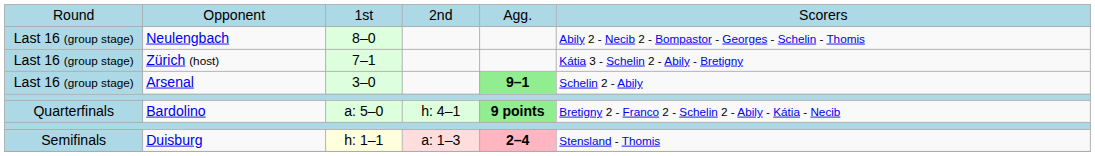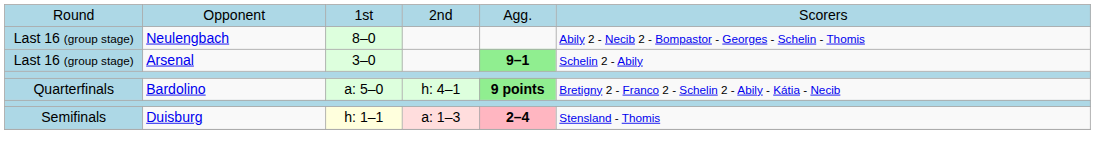- row: (183, 60)
